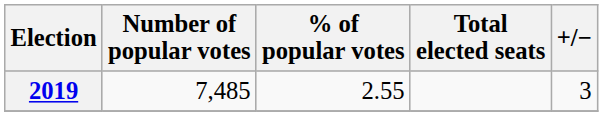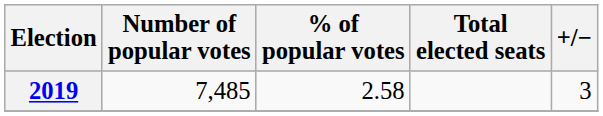(383, 90) 2.55 -> (383, 90) 2.58
